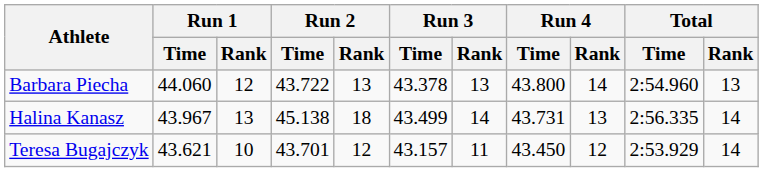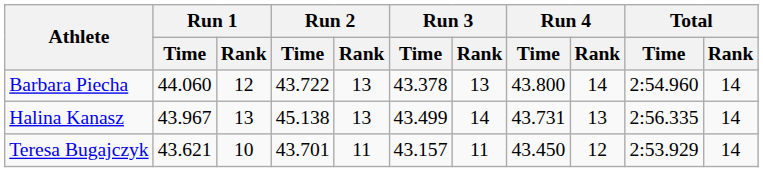(731, 85) 13 -> (731, 85) 14
(362, 117) 18 -> (362, 117) 13
(362, 150) 12 -> (362, 150) 11
